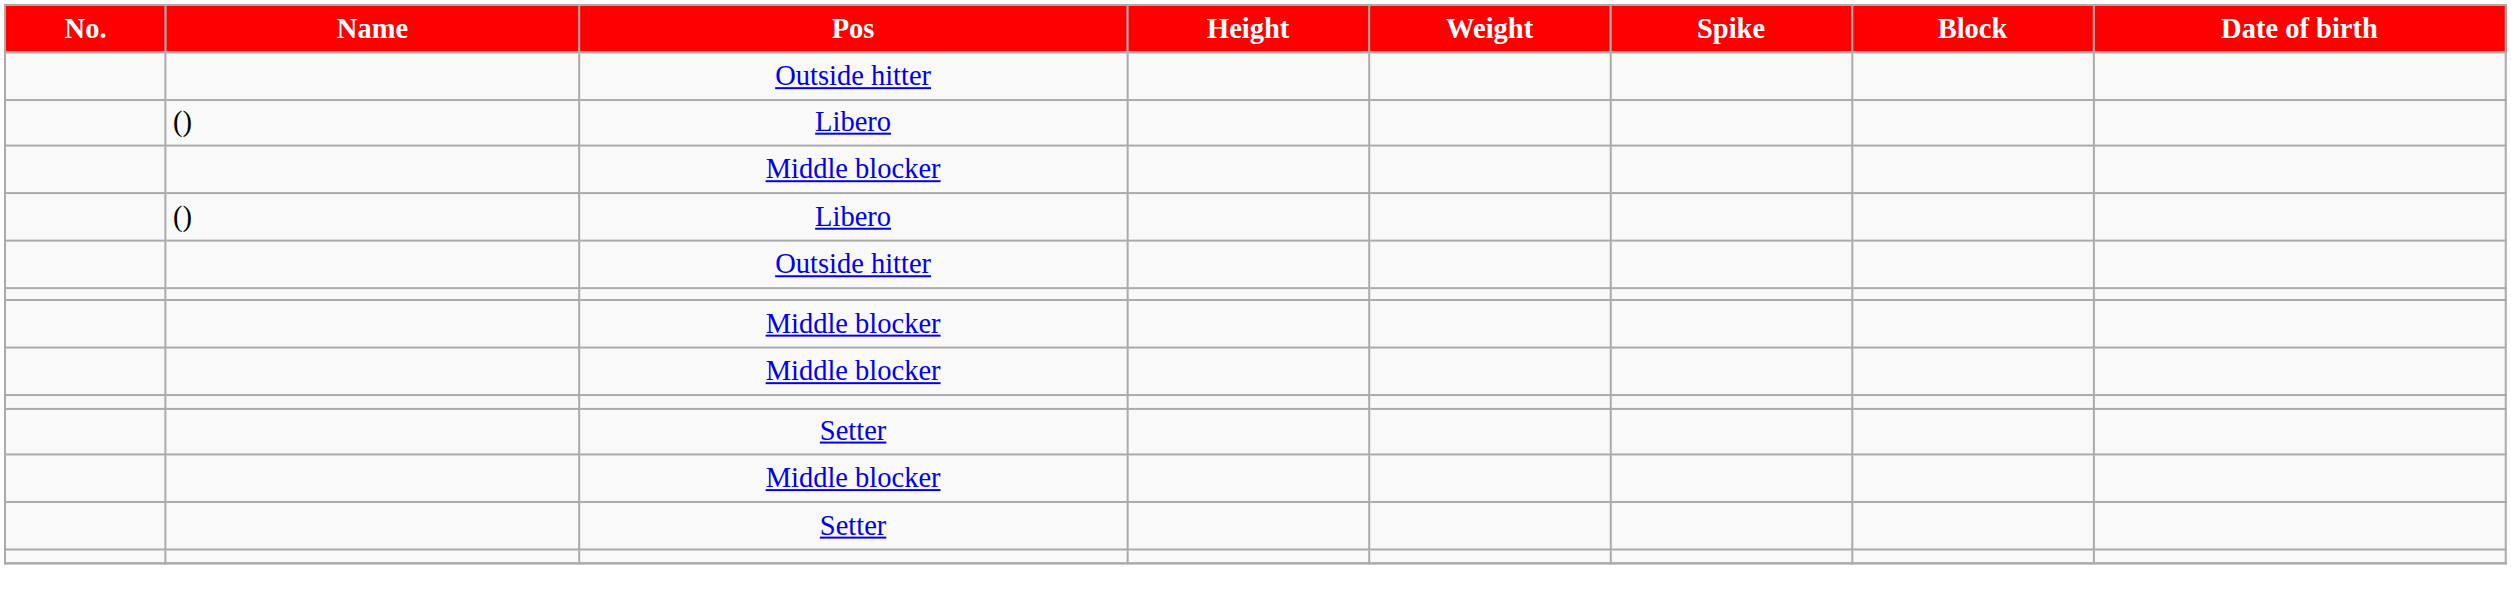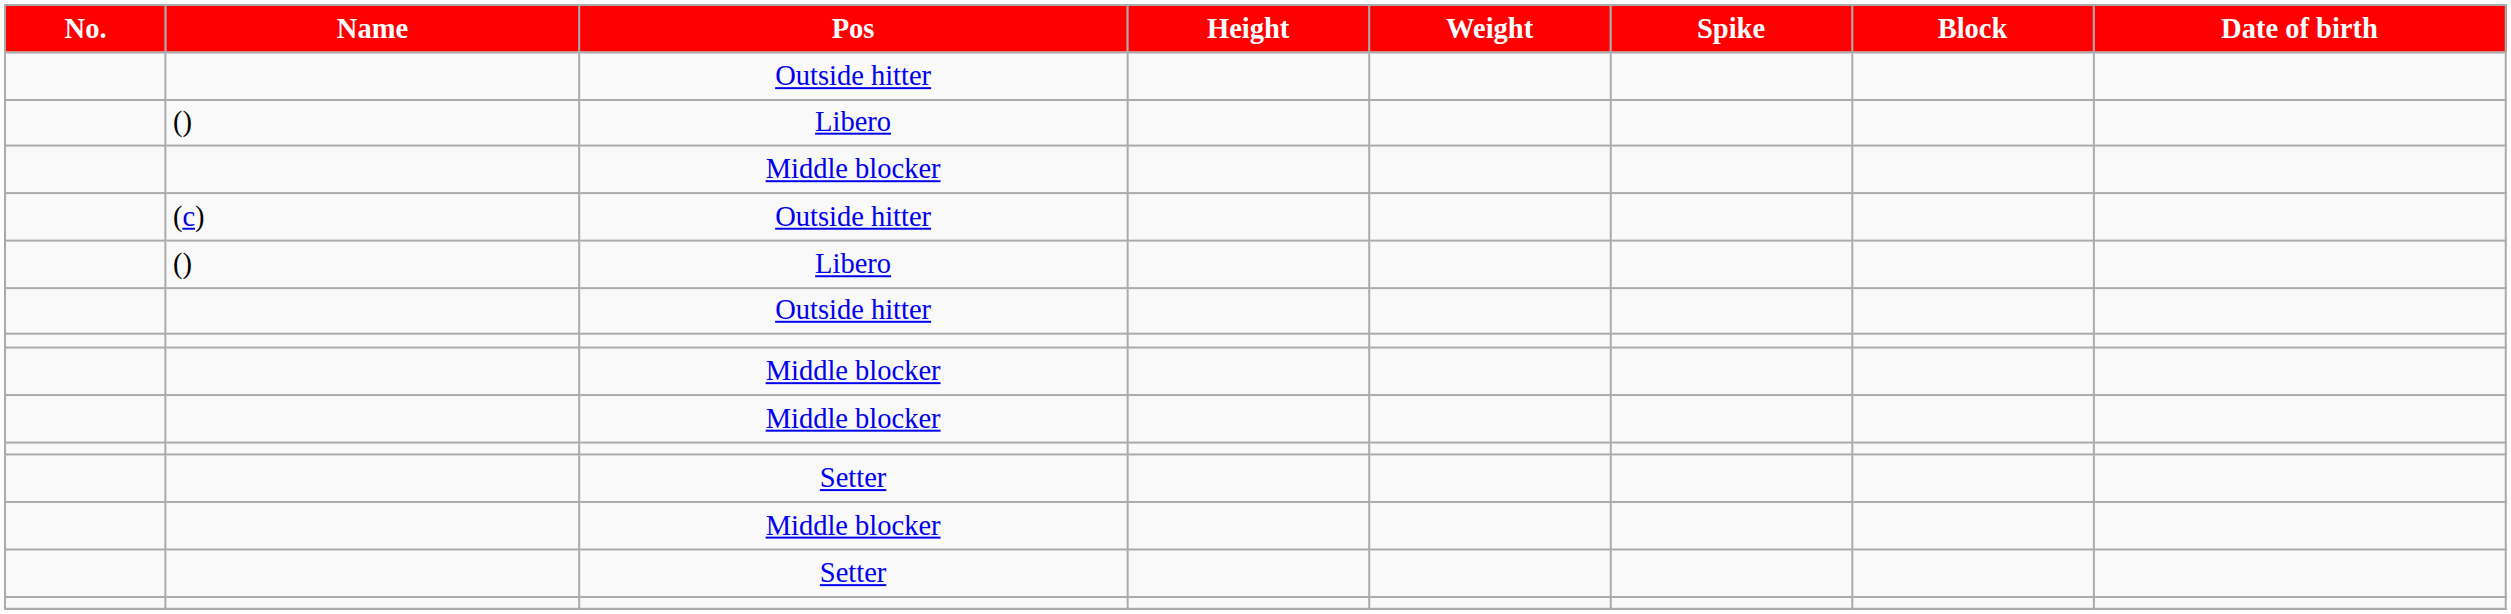+ row: (189, 216)
